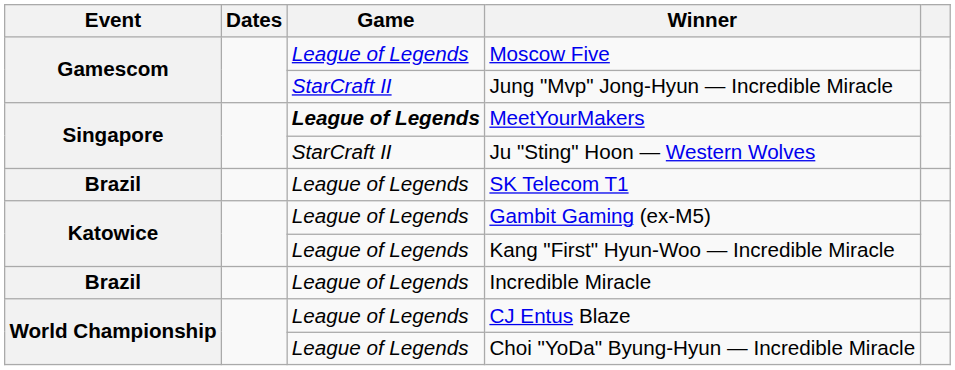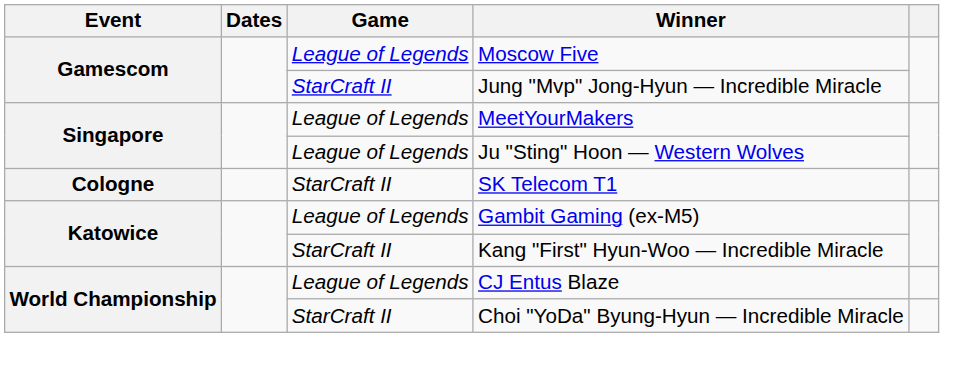(386, 119) bold -> (380, 119) normal
(342, 151) StarCraft II -> (380, 151) League of Legends
(113, 184) Brazil -> (113, 184) Cologne
(380, 184) League of Legends -> (342, 184) StarCraft II
(380, 250) League of Legends -> (342, 250) StarCraft II
- row: (570, 282)
(380, 348) League of Legends -> (342, 315) StarCraft II
